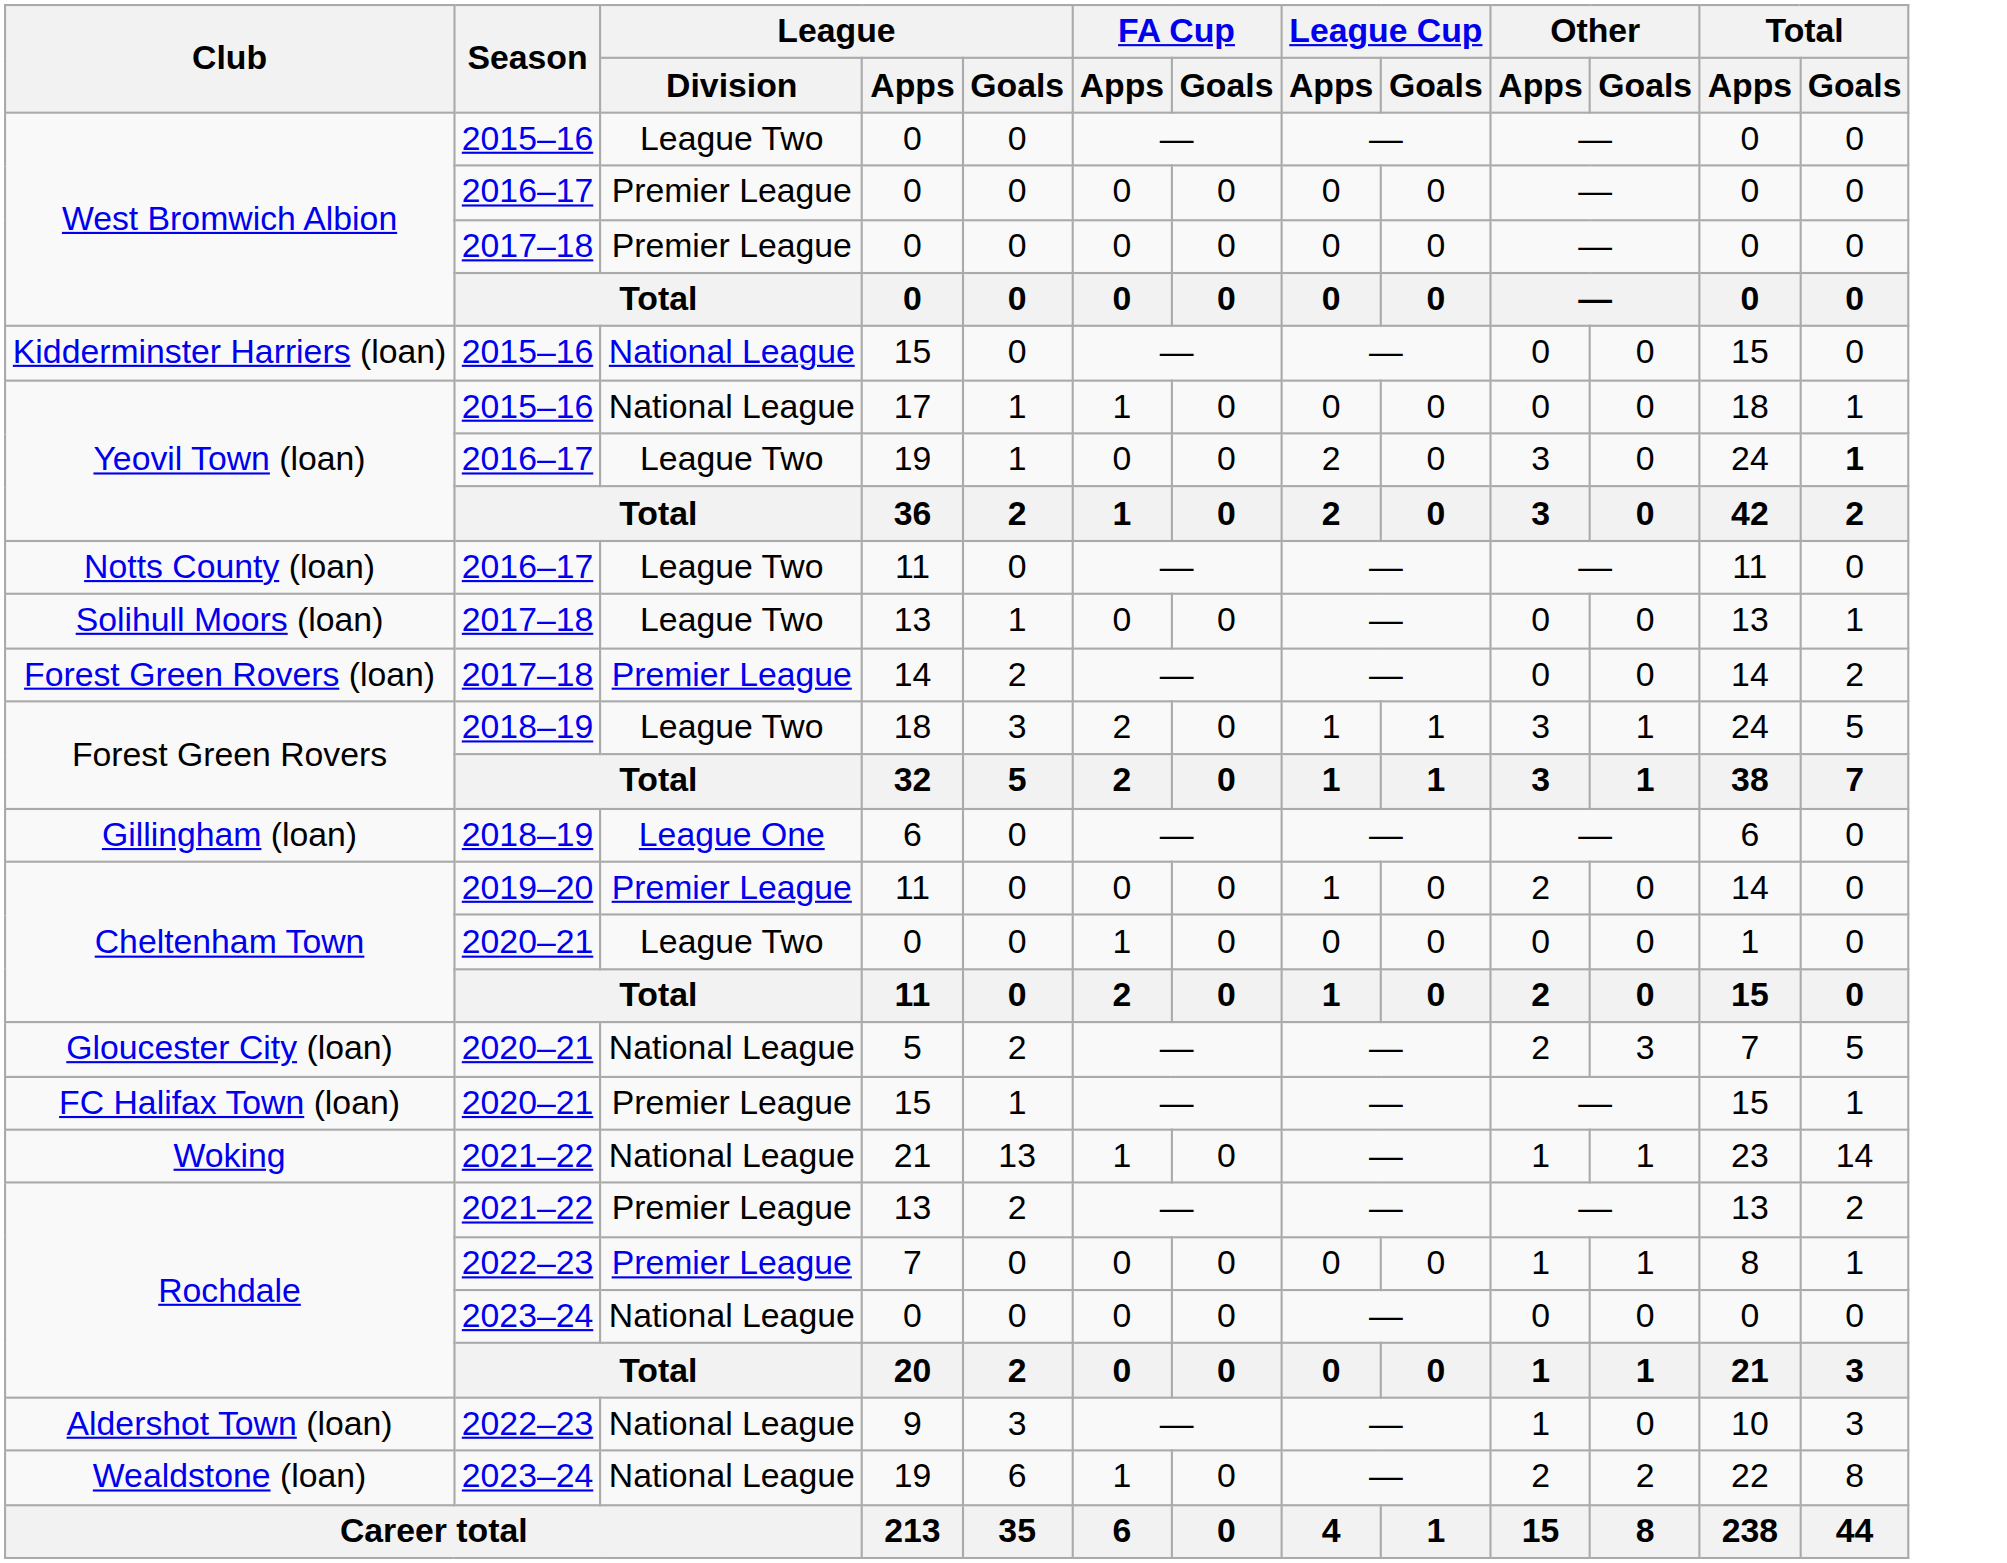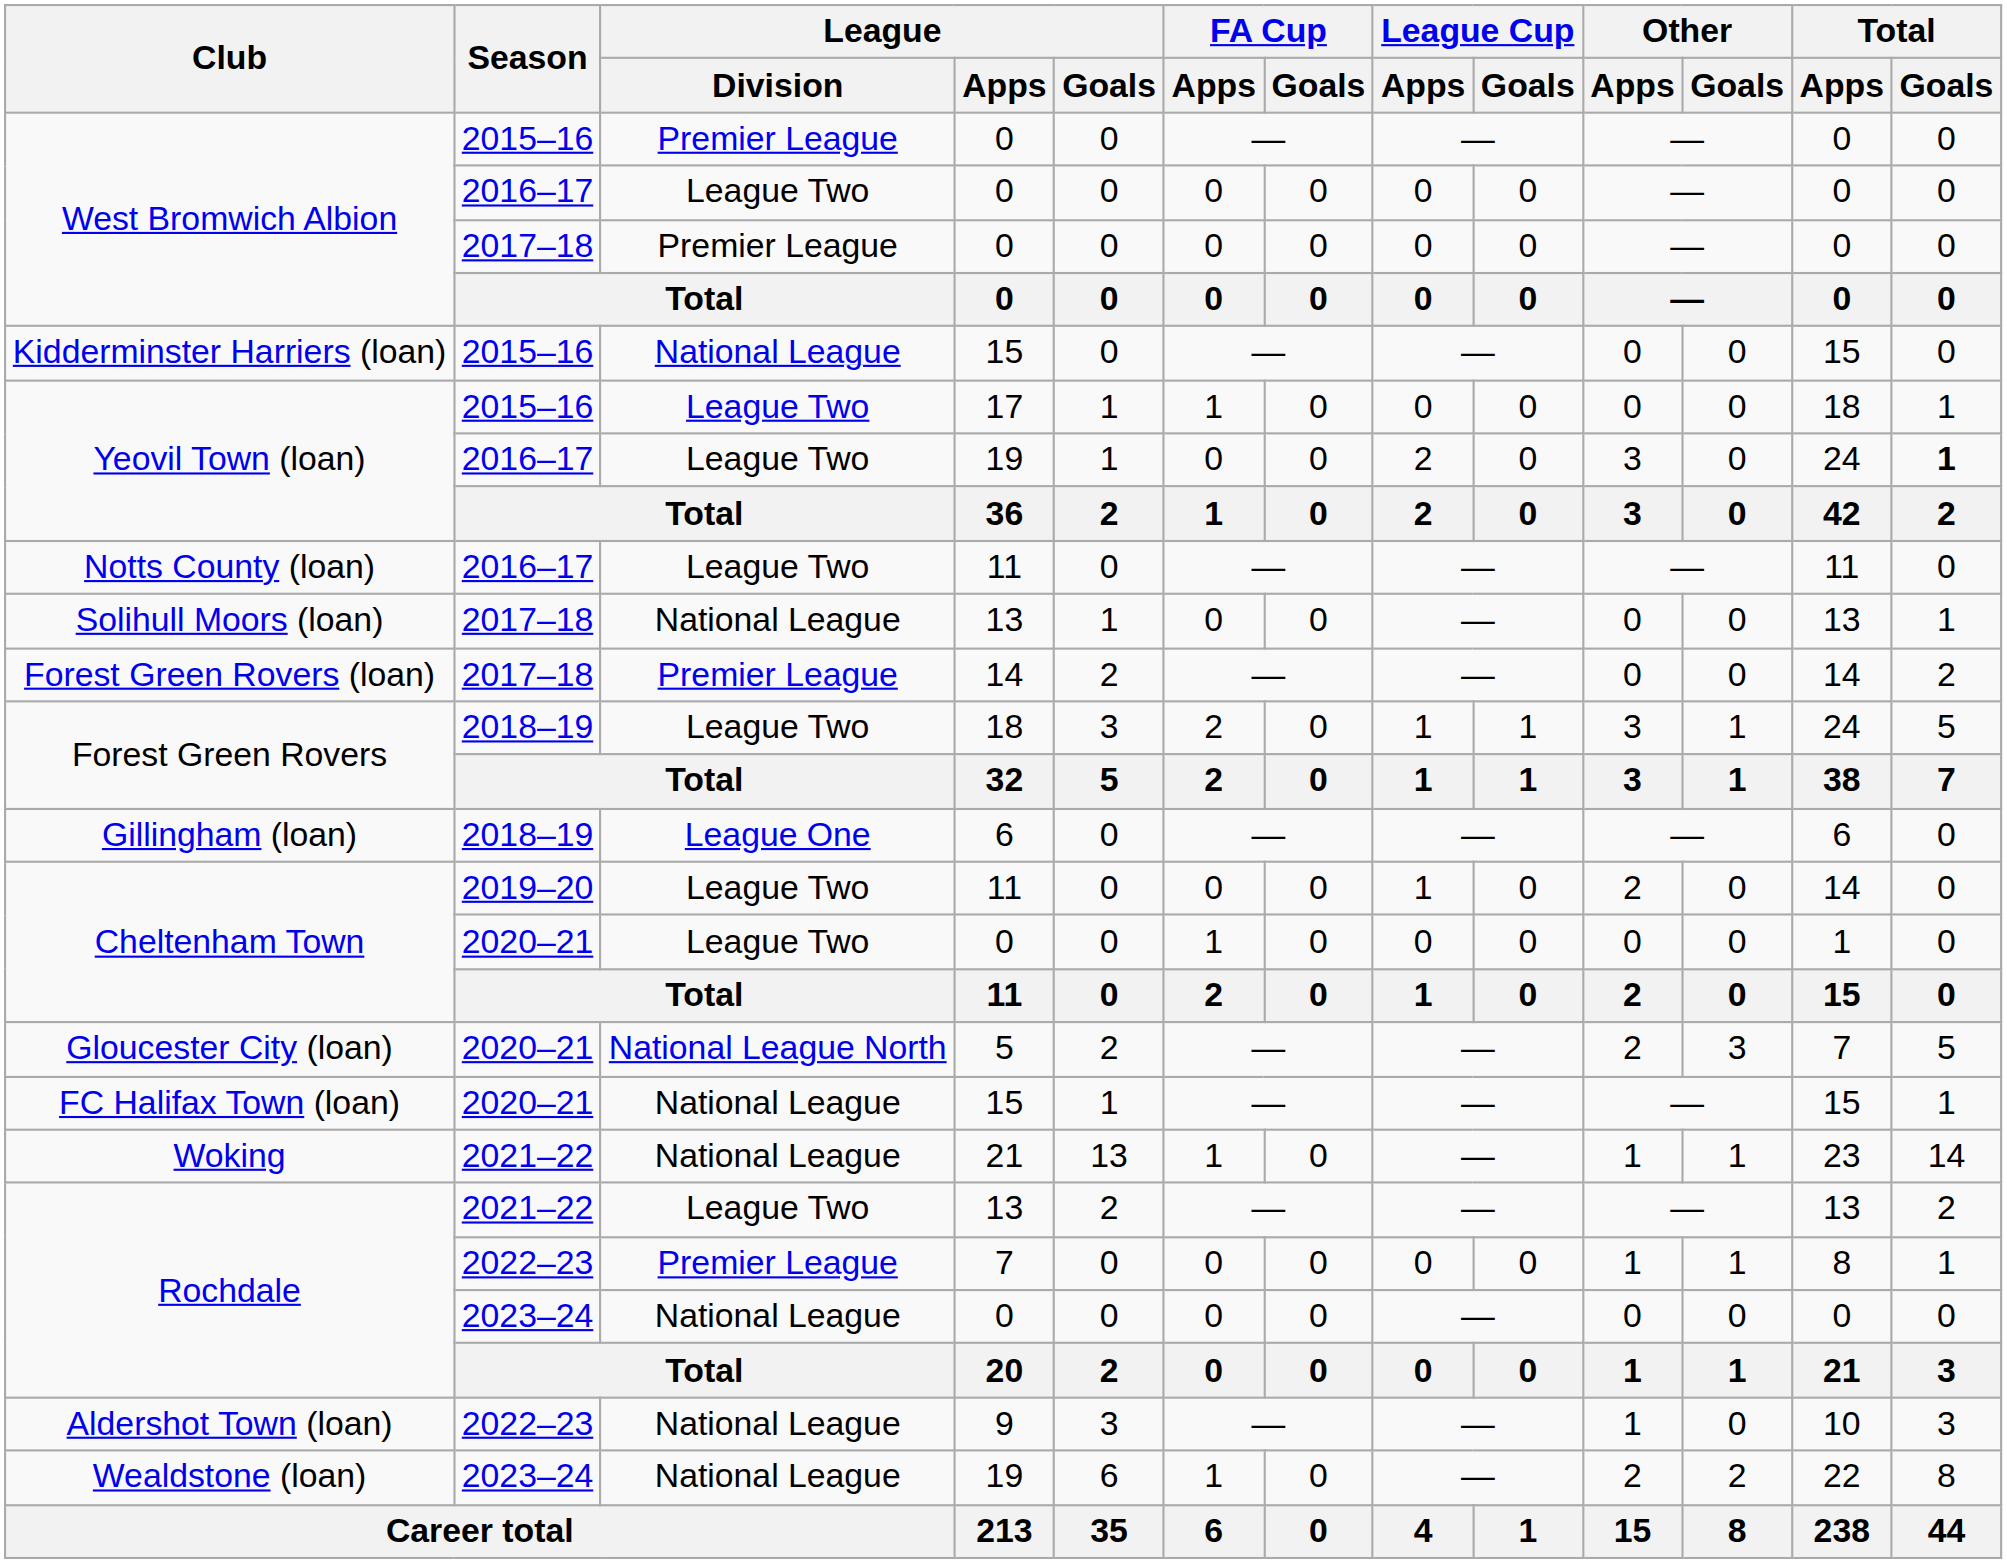(732, 138) League Two -> (778, 138) Premier League
(732, 191) Premier League -> (778, 191) League Two
(732, 406) National League -> (778, 406) League Two
(732, 620) League Two -> (778, 620) National League
(732, 887) Premier League -> (778, 887) League Two
(732, 1048) National League -> (778, 1048) National League North
(732, 1102) Premier League -> (778, 1102) National League
(732, 1209) Premier League -> (778, 1209) League Two
